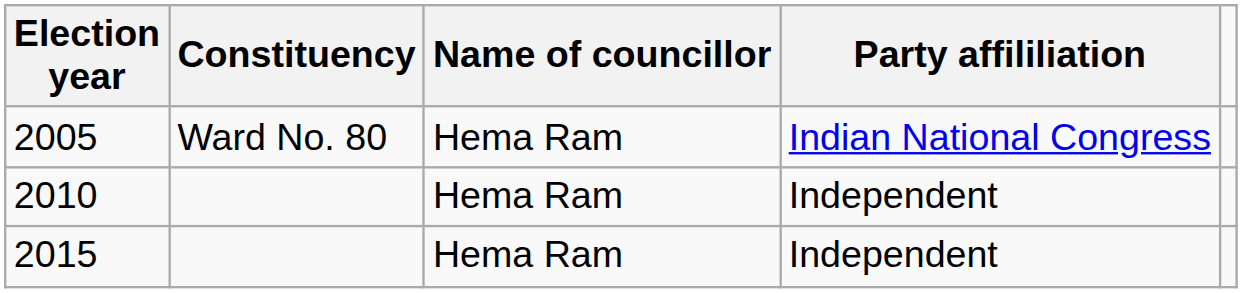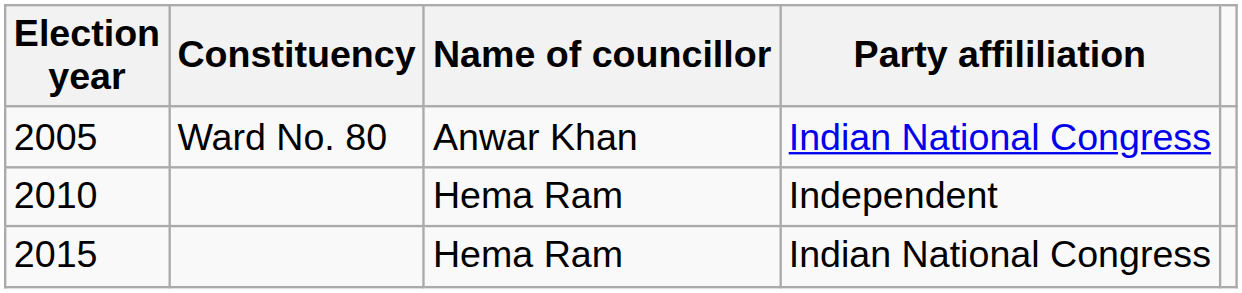(528, 136) Hema Ram -> (535, 136) Anwar Khan
(893, 255) Independent -> (1000, 255) Indian National Congress
